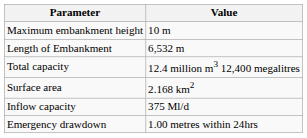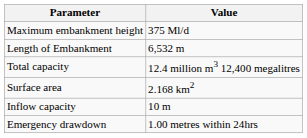(159, 30) 10 m -> (169, 30) 375 Ml/d
(169, 106) 375 Ml/d -> (159, 106) 10 m
